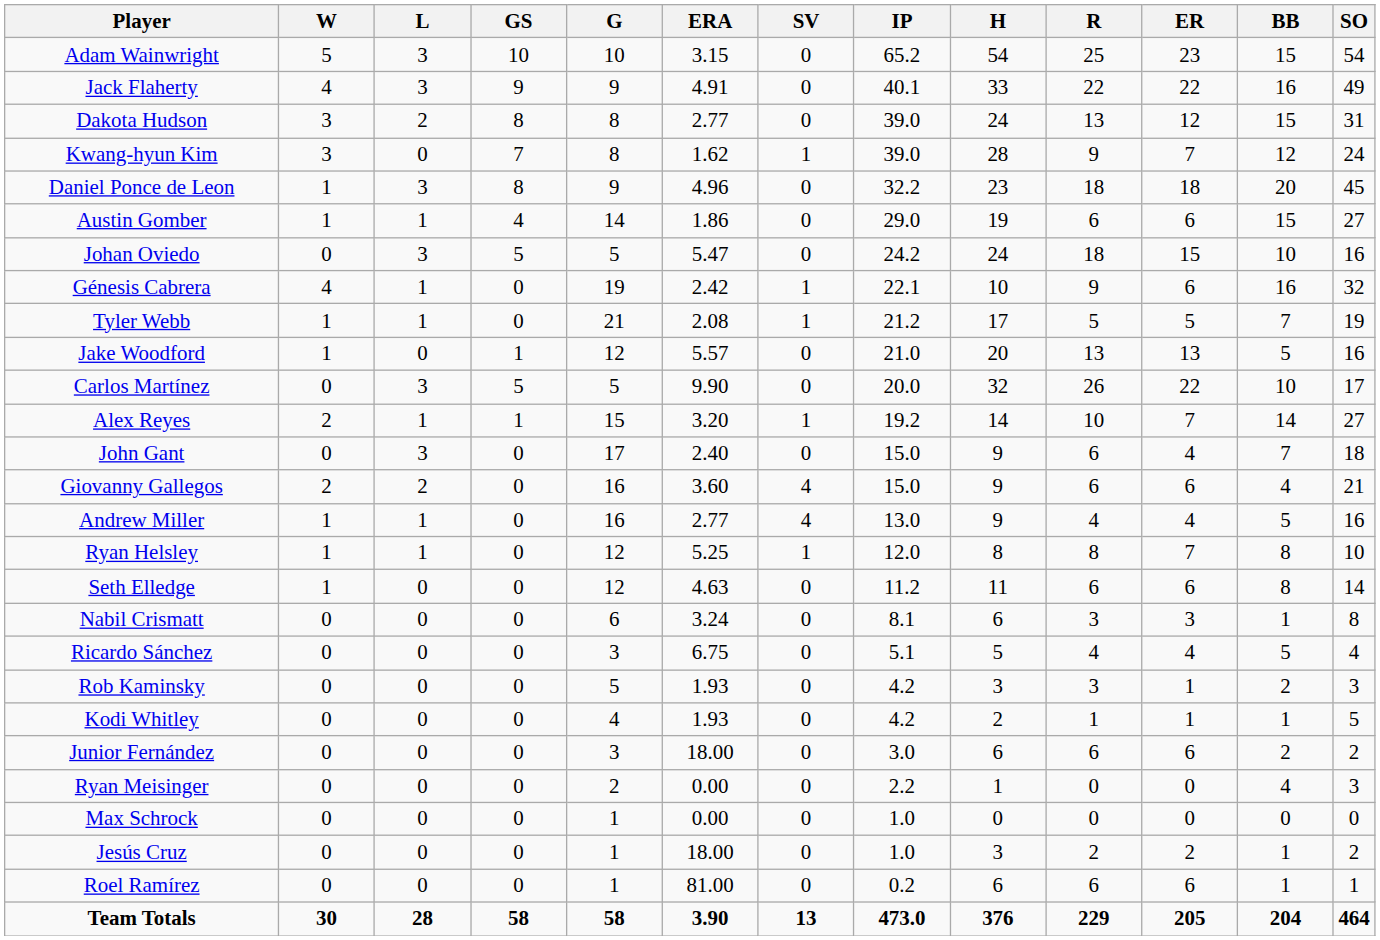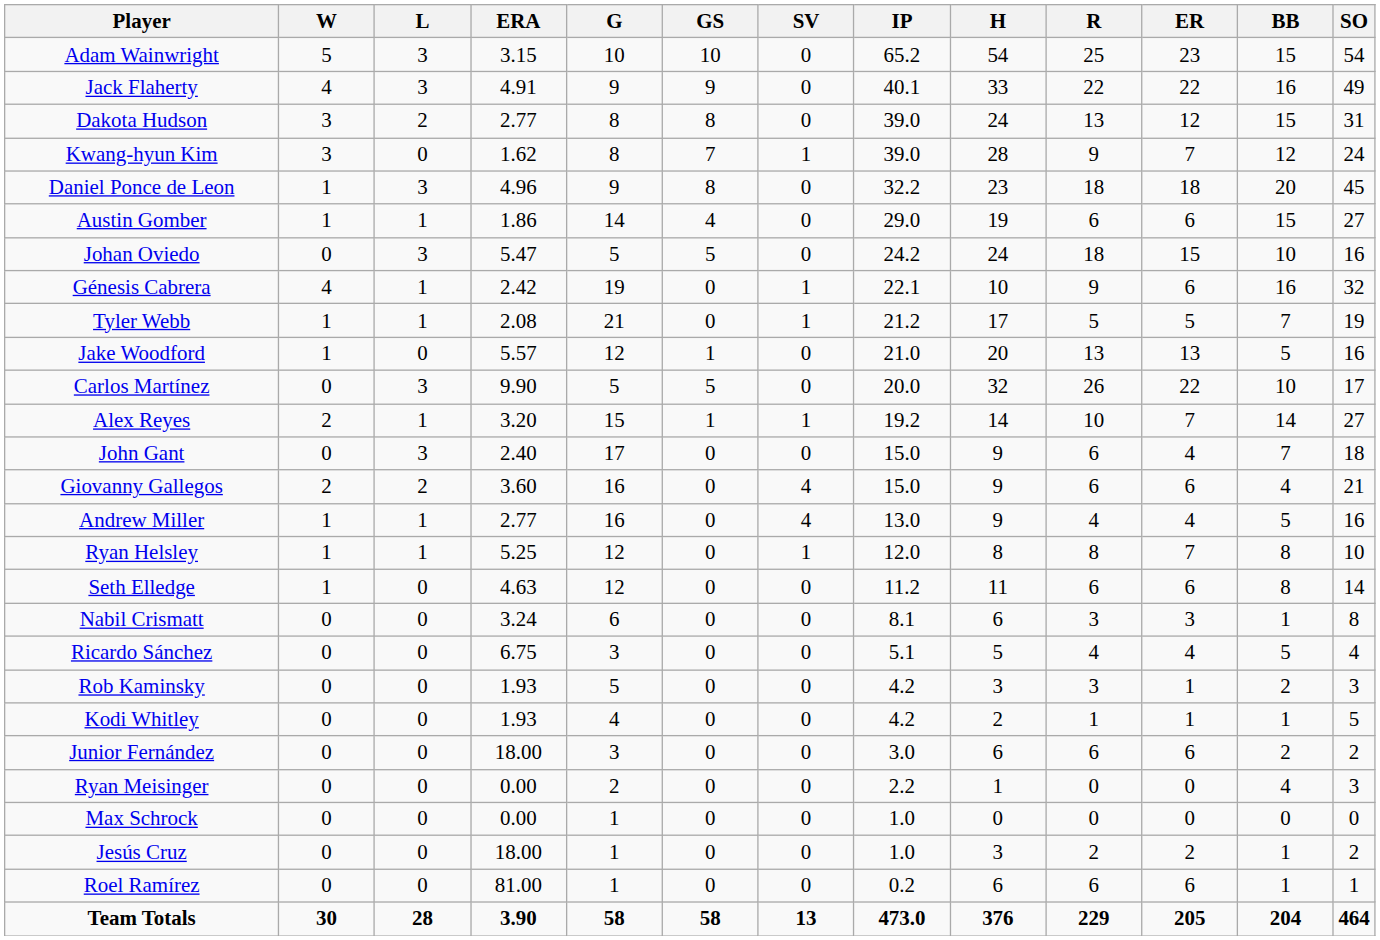columns swapped: (710, 21) <-> (518, 21)
